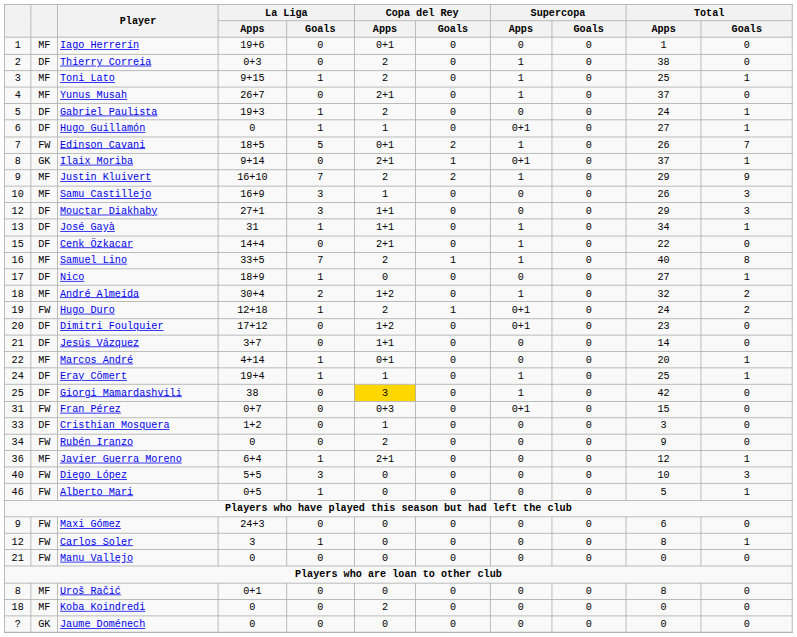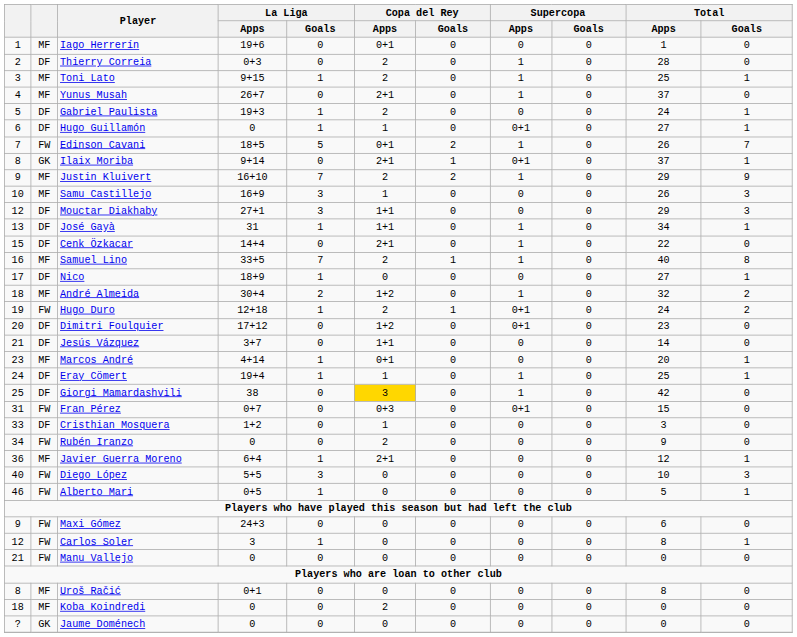(664, 62) 38 -> (664, 62) 28
(18, 360) 22 -> (18, 360) 23
